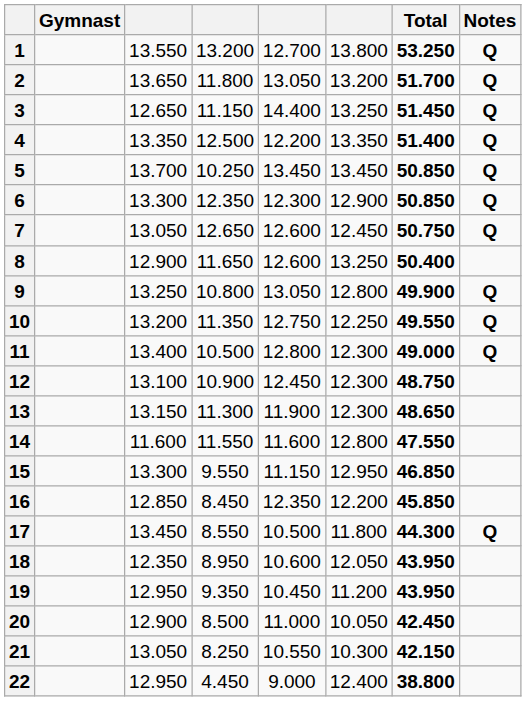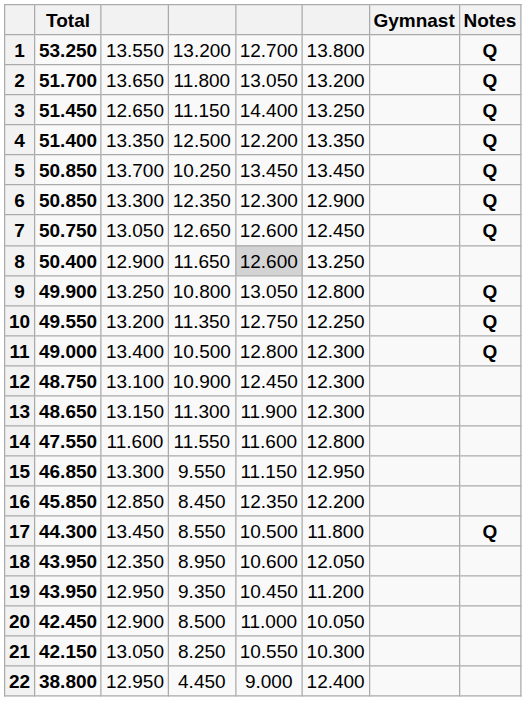columns swapped: (80, 20) <-> (426, 20)
(292, 260) no background -> (269, 260) lightgrey background
